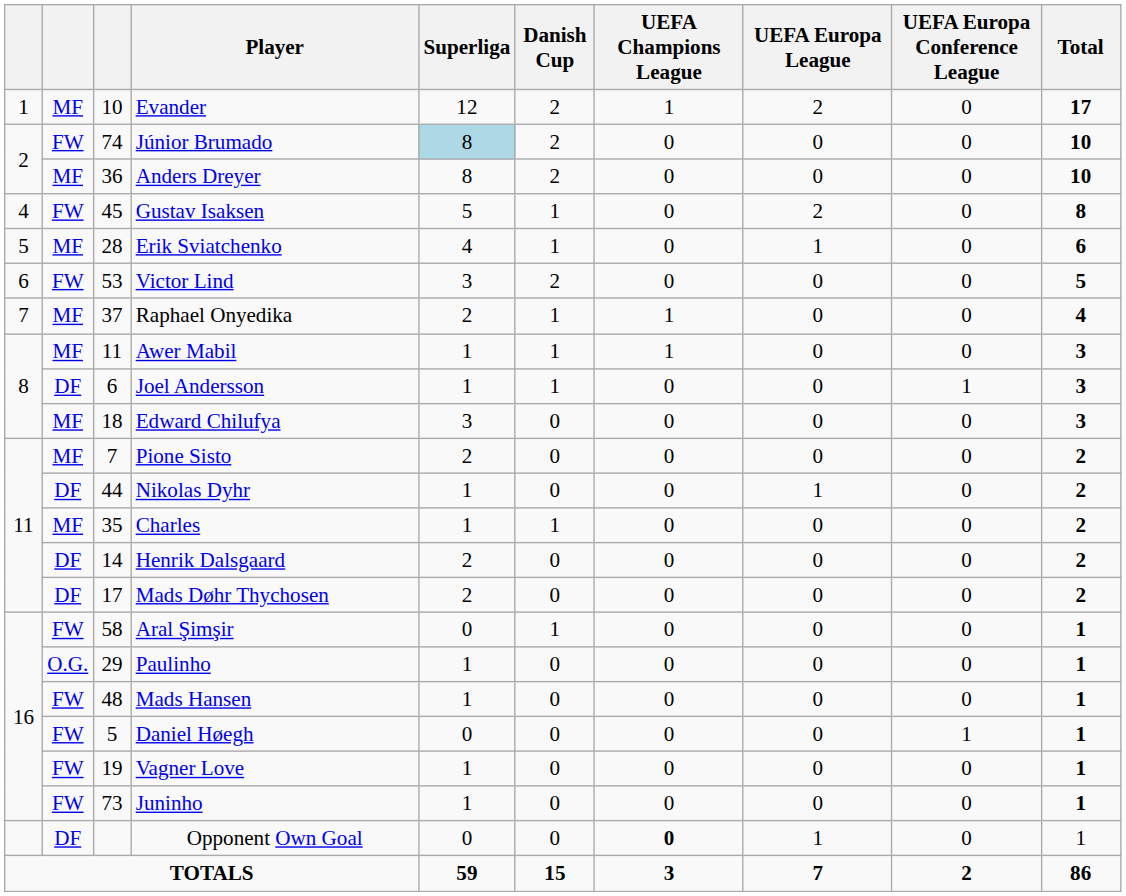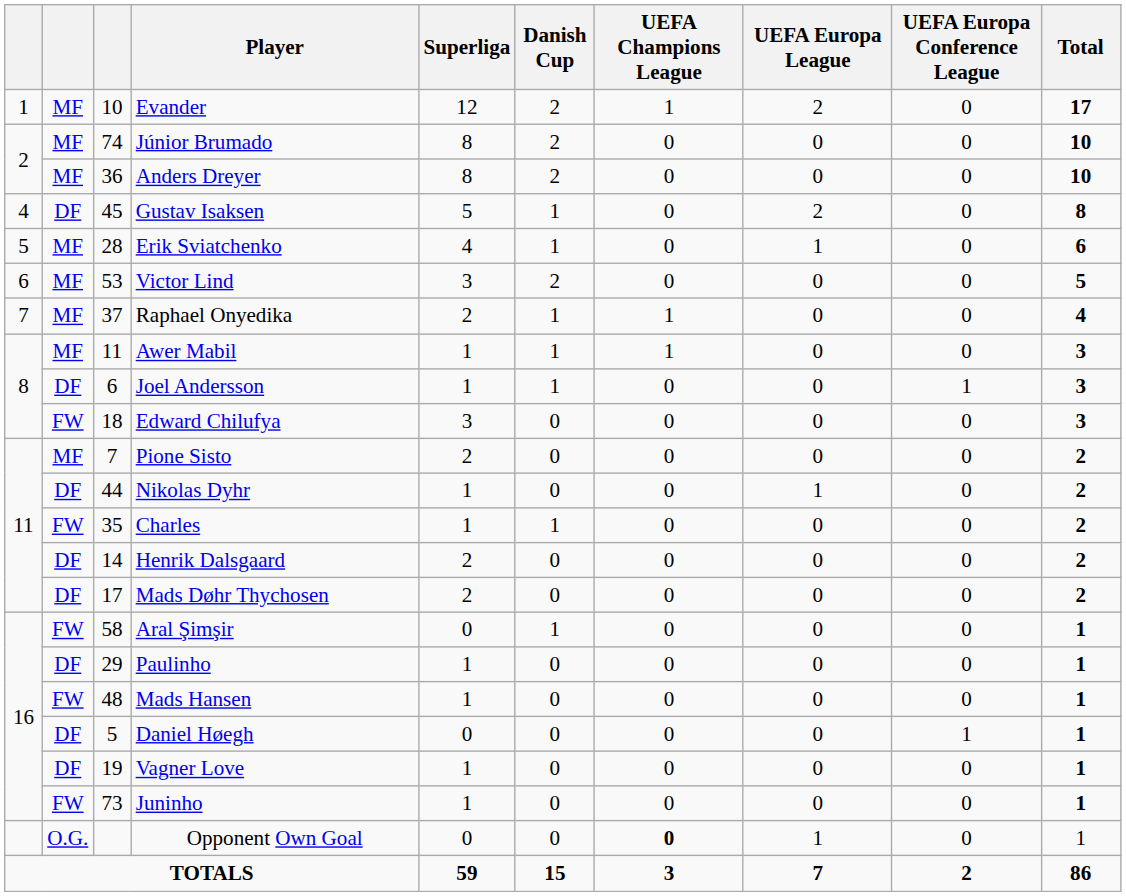(68, 141) FW -> (68, 141) MF
(467, 141) lightblue background -> (467, 141) no background
(68, 211) FW -> (68, 211) DF
(68, 281) FW -> (68, 281) MF
(68, 420) MF -> (68, 420) FW
(68, 525) MF -> (68, 525) FW
(68, 664) O.G. -> (68, 664) DF
(68, 734) FW -> (68, 734) DF
(68, 768) FW -> (68, 768) DF
(68, 838) DF -> (68, 838) O.G.
